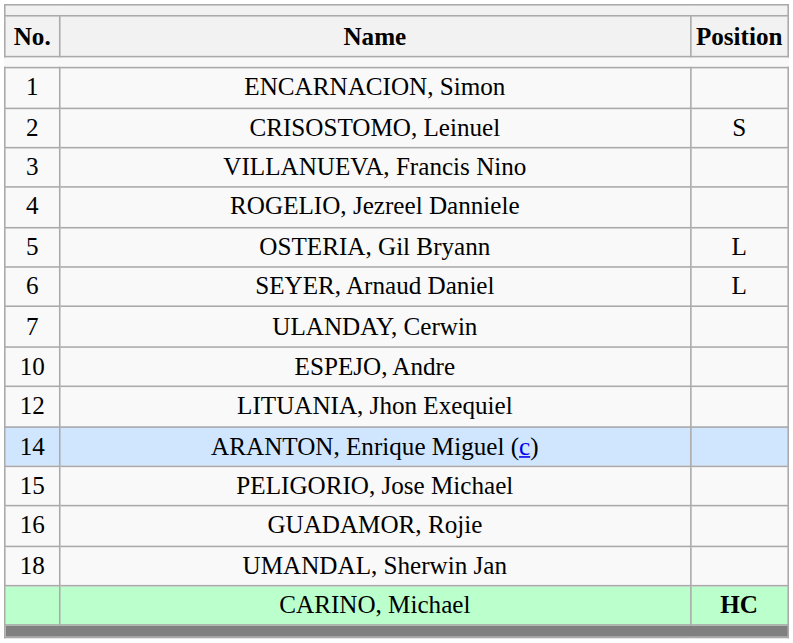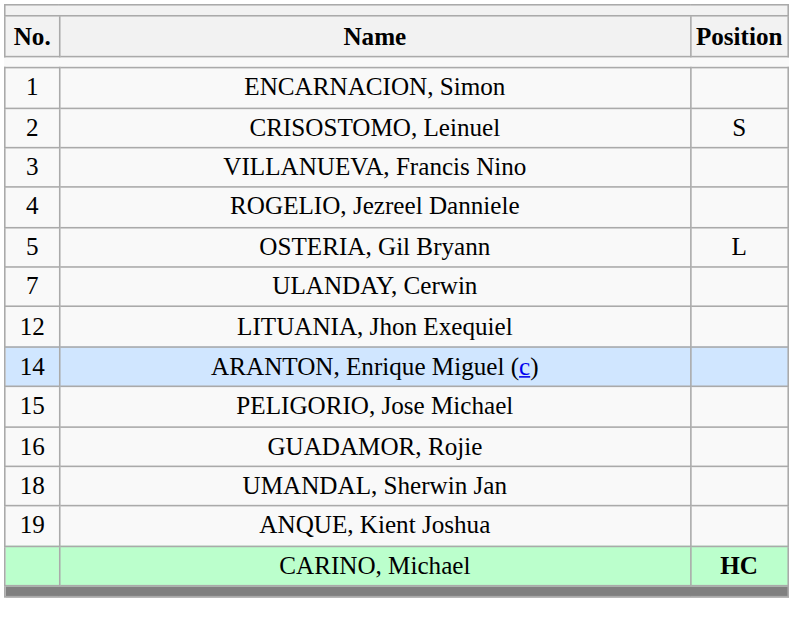- row: (32, 286)
- row: (32, 366)
+ row: (32, 525)
